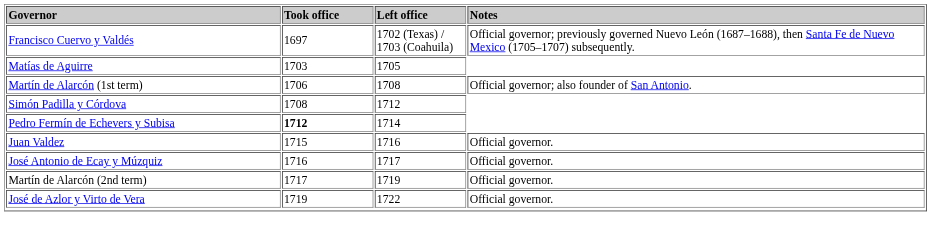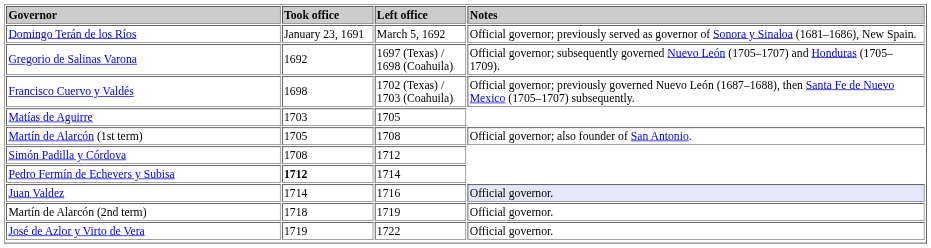+ row: (72, 34)
+ row: (73, 59)
(296, 40) 1697 -> (296, 91) 1698
(296, 85) 1706 -> (296, 136) 1705
(296, 142) 1715 -> (296, 193) 1714
(511, 142) no background -> (511, 193) lavender background
- row: (85, 161)
(296, 180) 1717 -> (296, 212) 1718
